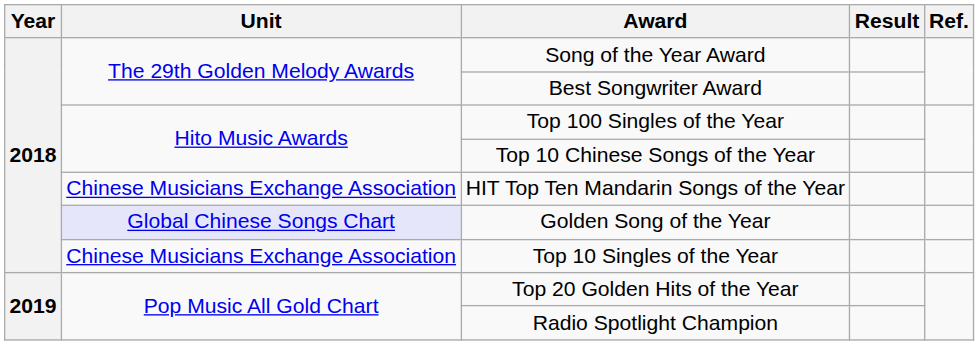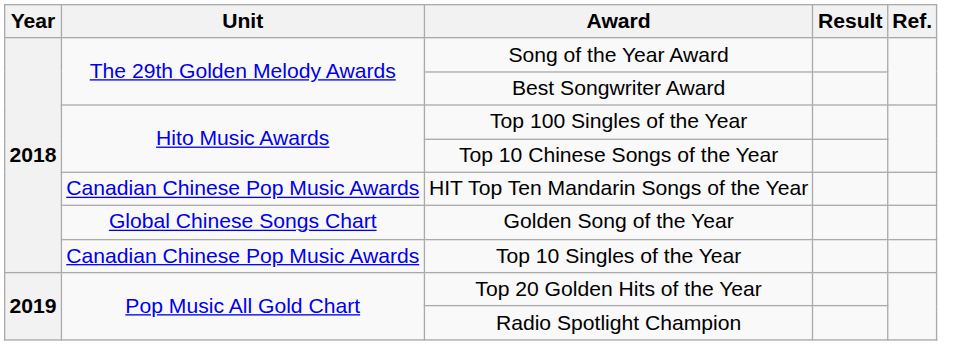(261, 188) Chinese Musicians Exchange Association -> (243, 188) Canadian Chinese Pop Music Awards
(261, 222) lavender background -> (243, 222) no background
(261, 255) Chinese Musicians Exchange Association -> (243, 255) Canadian Chinese Pop Music Awards
